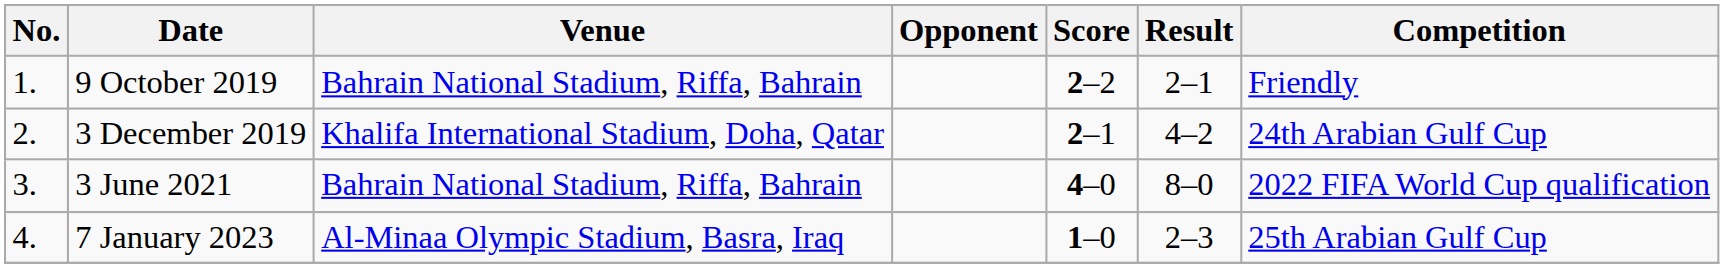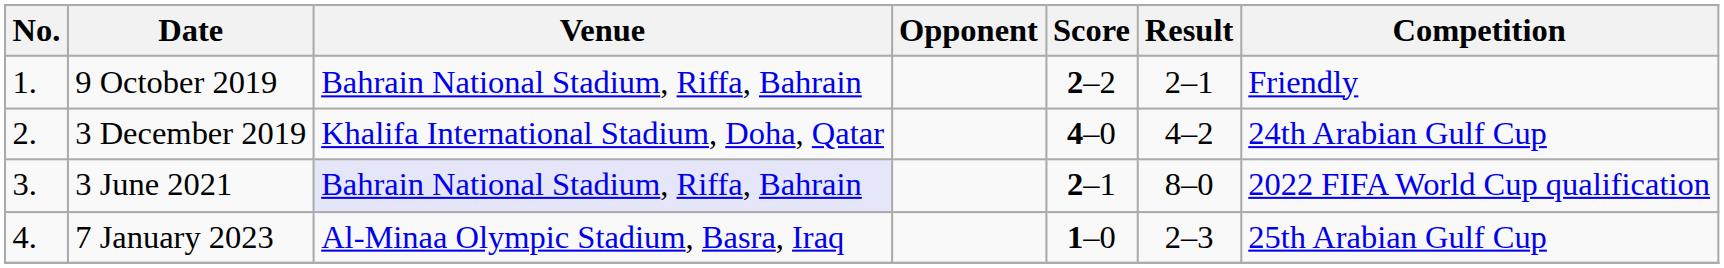(1091, 133) 2–1 -> (1091, 133) 4–0
(591, 184) no background -> (591, 184) lavender background
(1091, 184) 4–0 -> (1091, 184) 2–1
